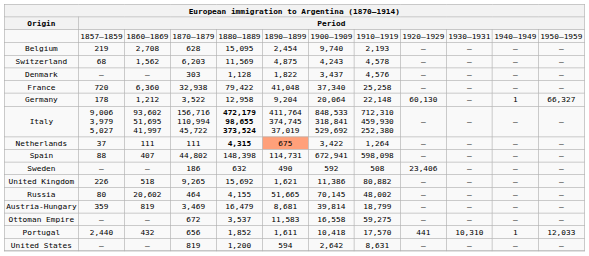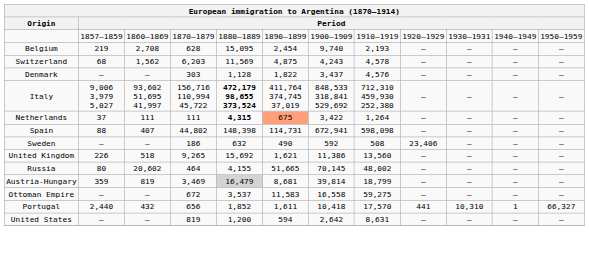- row: (41, 87)
- row: (41, 100)
(377, 181) 80,882 -> (377, 156) 13,560
(239, 207) no background -> (239, 181) lightgrey background
(561, 232) 12,033 -> (561, 207) 66,327
